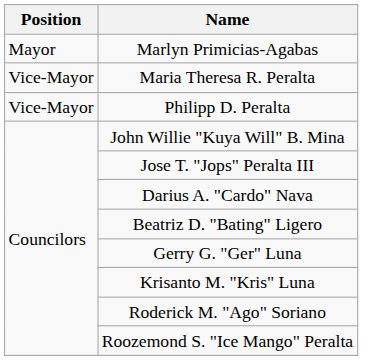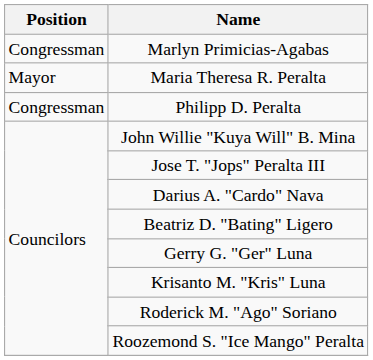(32, 48) Mayor -> (57, 48) Congressman
(51, 78) Vice-Mayor -> (32, 78) Mayor
(51, 107) Vice-Mayor -> (57, 107) Congressman
